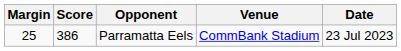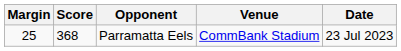(67, 35) 386 -> (67, 35) 368
